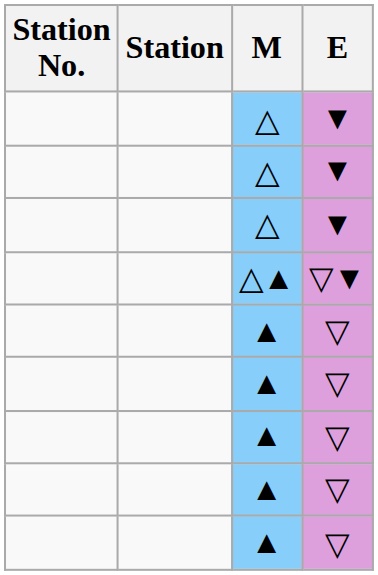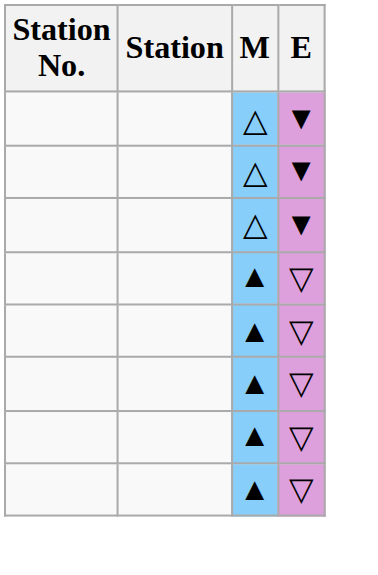- row: (267, 278)
